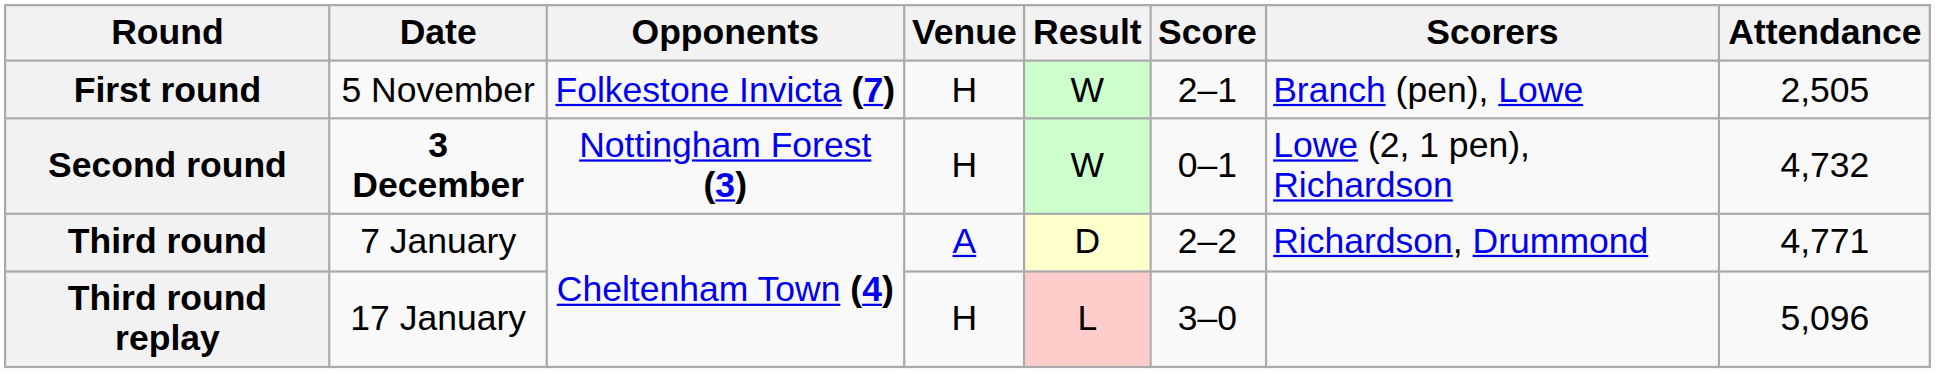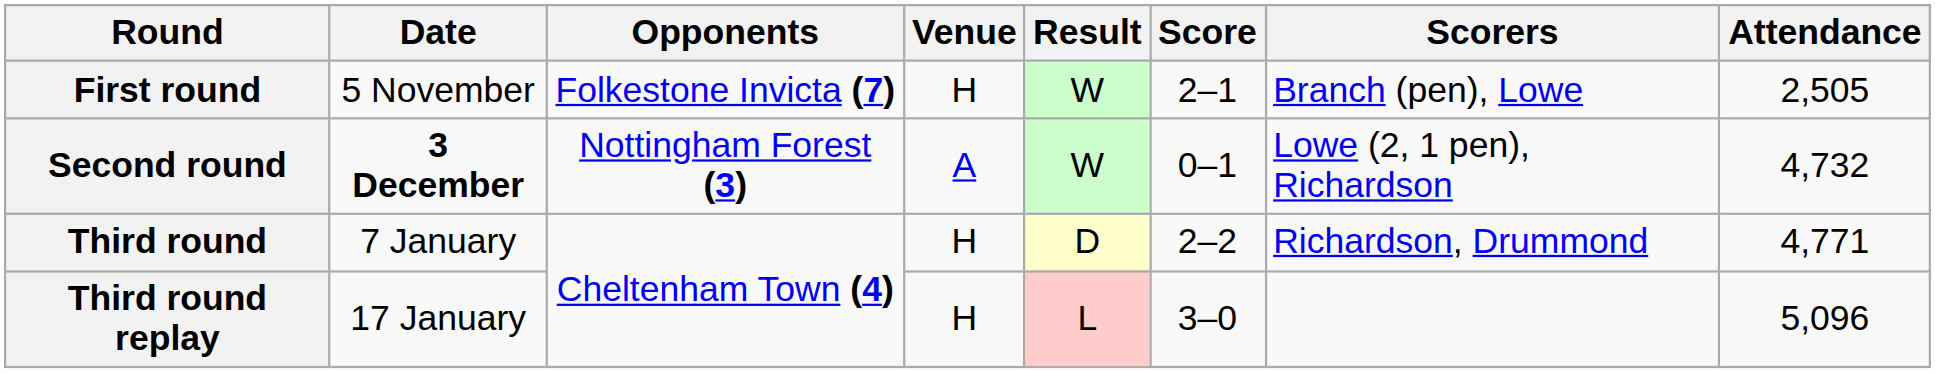(964, 165) H -> (964, 165) A
(964, 241) A -> (964, 241) H
